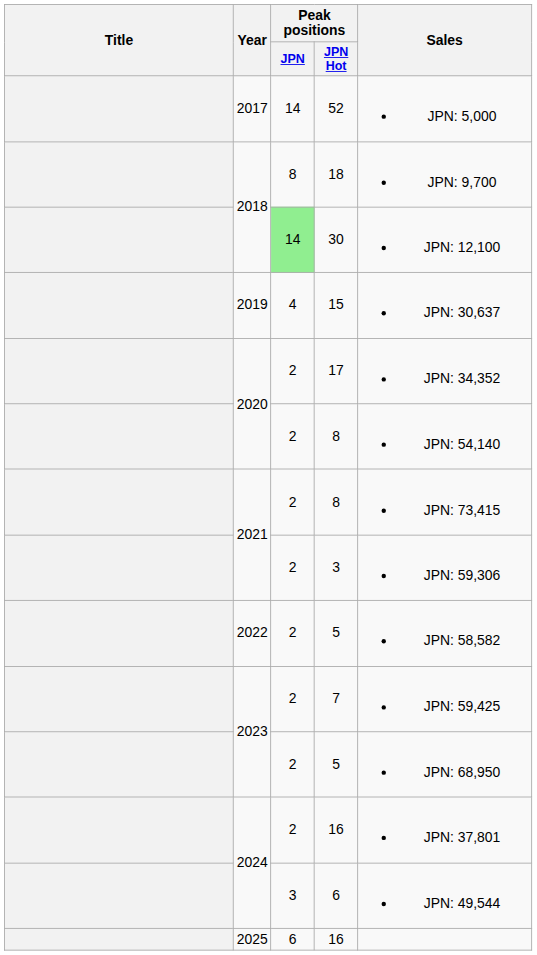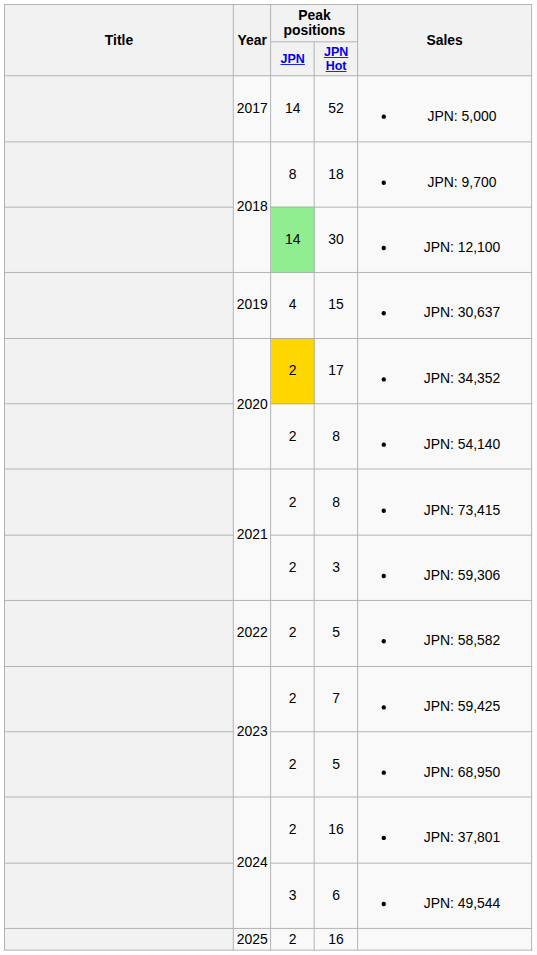(293, 371) no background -> (293, 371) gold background
(293, 939) 6 -> (293, 939) 2
